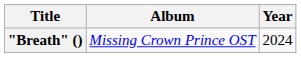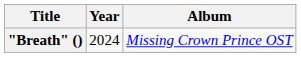columns swapped: (277, 16) <-> (172, 16)
